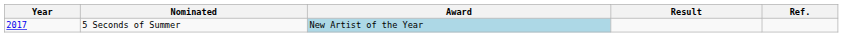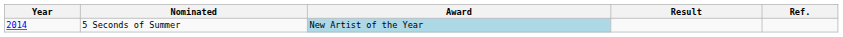(17, 25) 2017 -> (17, 25) 2014
